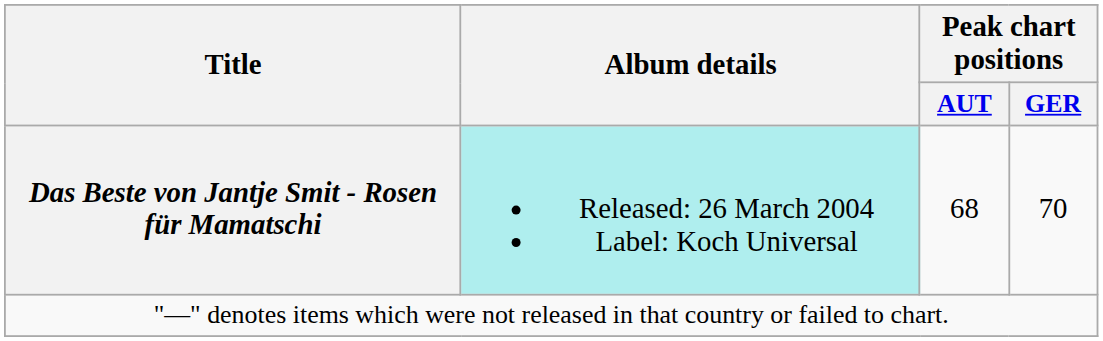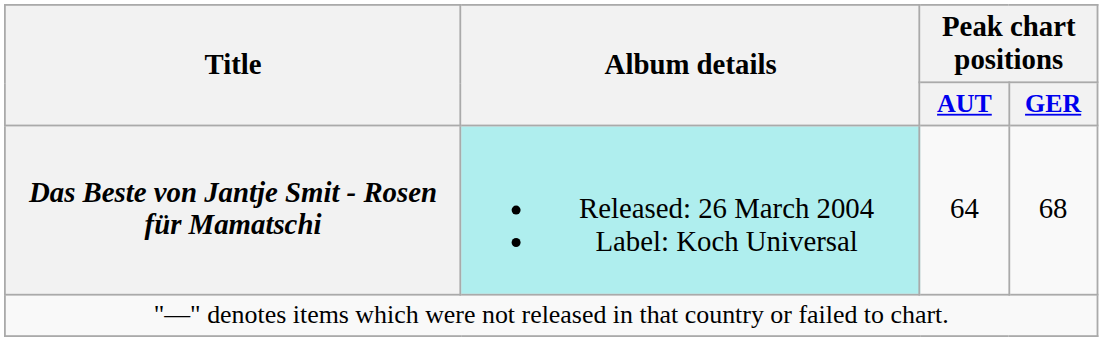(964, 209) 68 -> (964, 209) 64
(1053, 209) 70 -> (1053, 209) 68
